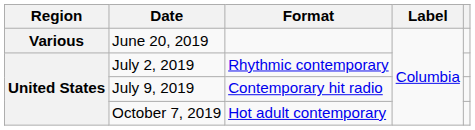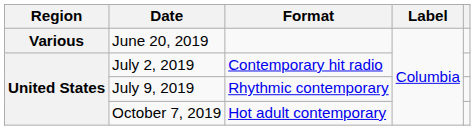(308, 64) Rhythmic contemporary -> (305, 64) Contemporary hit radio
(305, 88) Contemporary hit radio -> (308, 88) Rhythmic contemporary
